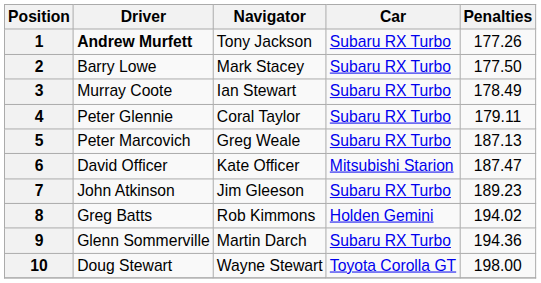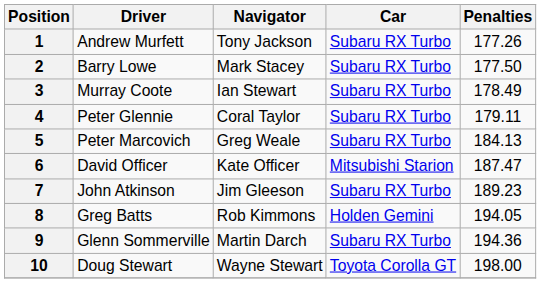(135, 41) bold -> (130, 41) normal
(498, 141) 187.13 -> (498, 141) 184.13
(498, 215) 194.02 -> (498, 215) 194.05
